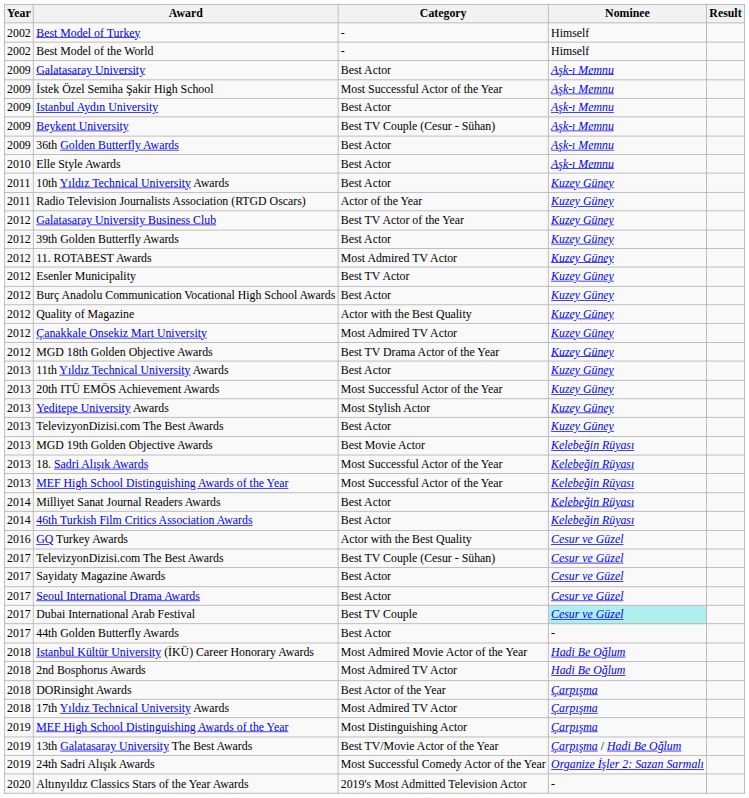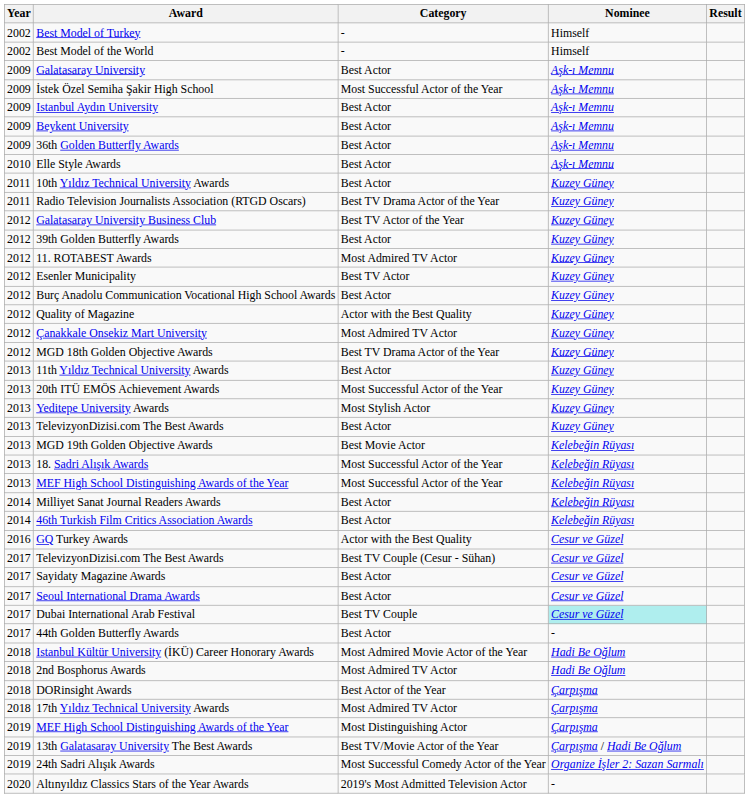(418, 126) Best TV Couple (Cesur - Sühan) -> (366, 126) Best Actor
(382, 201) Actor of the Year -> (420, 201) Best TV Drama Actor of the Year
